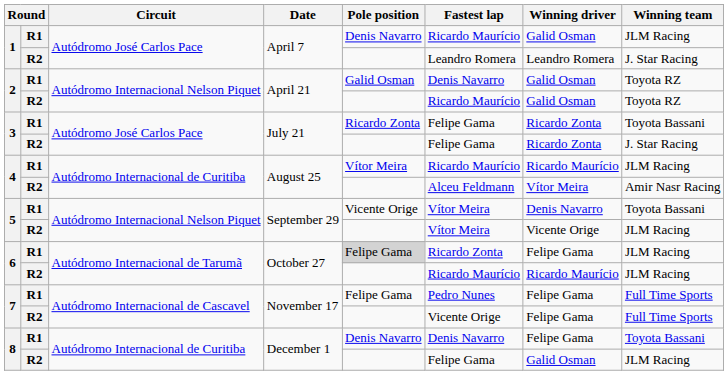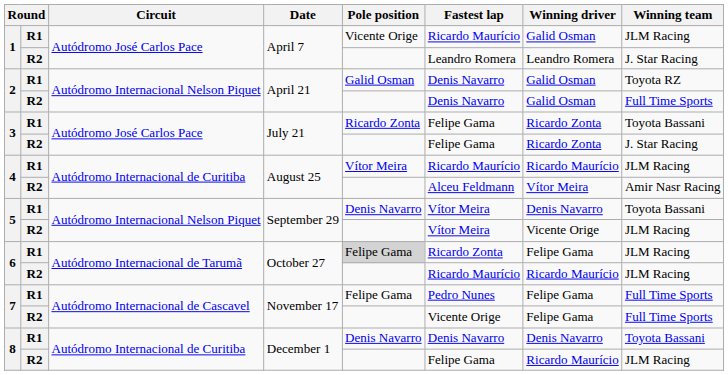(383, 36) Denis Navarro -> (381, 36) Vicente Orige
(474, 101) Ricardo Maurício -> (466, 101) Denis Navarro
(653, 101) Toyota RZ -> (669, 101) Full Time Sports
(381, 208) Vicente Orige -> (383, 208) Denis Navarro
(560, 337) Felipe Gama -> (565, 337) Denis Navarro
(561, 359) Galid Osman -> (573, 359) Ricardo Maurício
